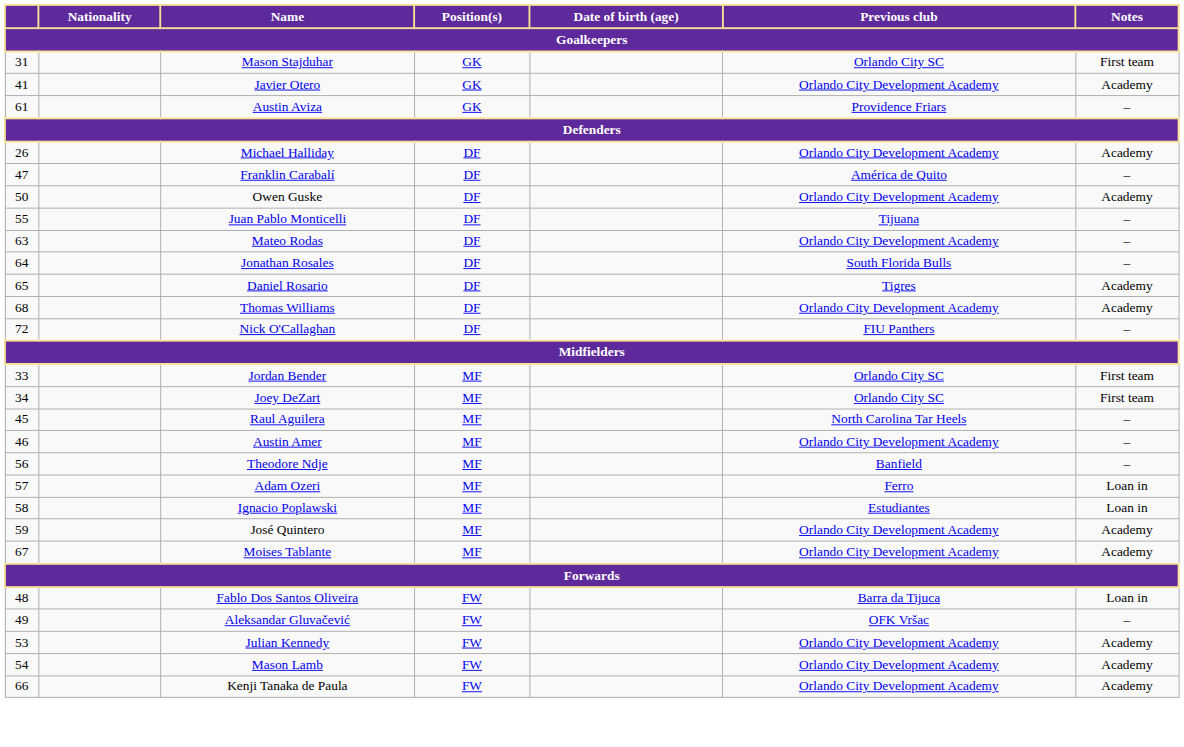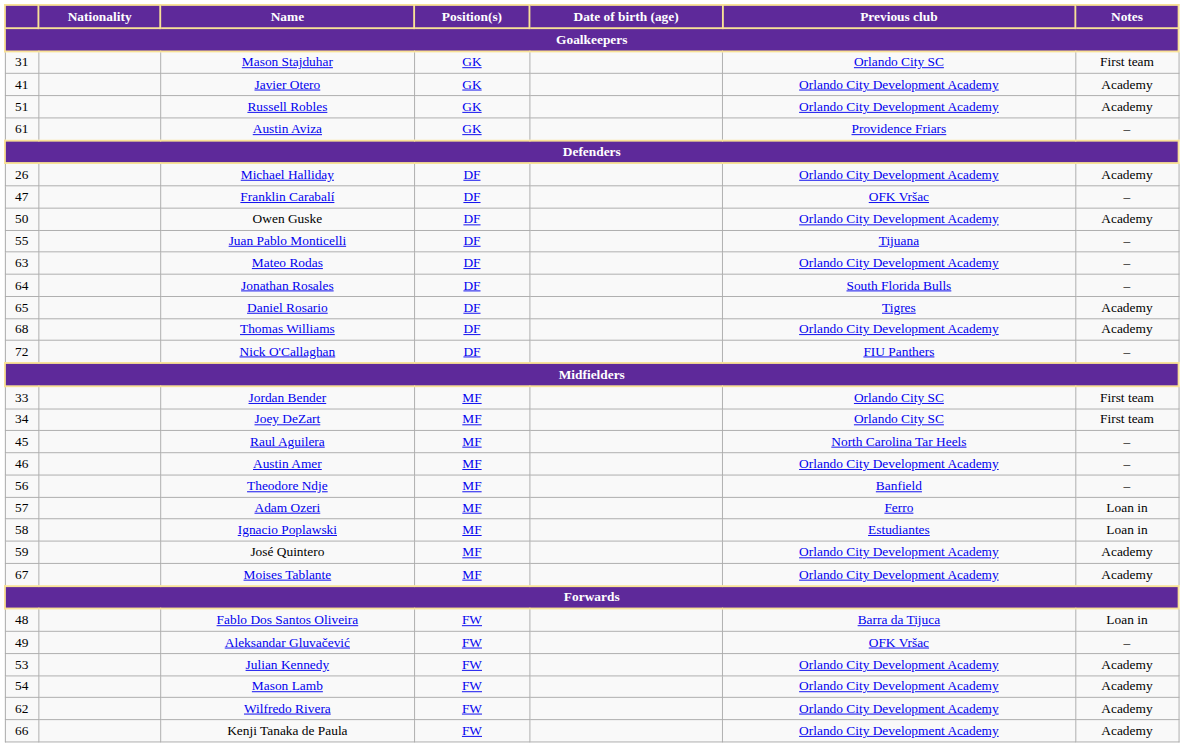+ row: (287, 107)
(899, 175) América de Quito -> (899, 197) OFK Vršac
+ row: (287, 709)
